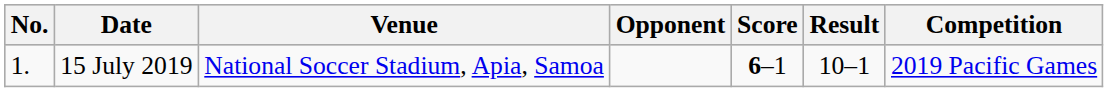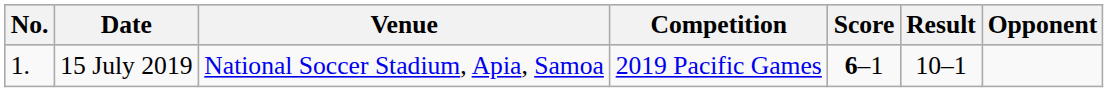columns swapped: (670, 24) <-> (994, 24)
